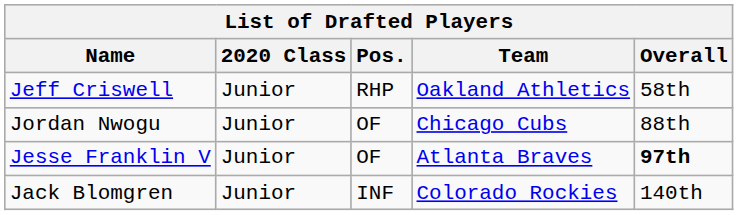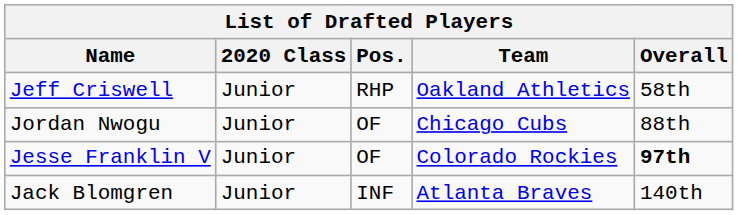(504, 158) Atlanta Braves -> (517, 158) Colorado Rockies
(517, 192) Colorado Rockies -> (504, 192) Atlanta Braves
